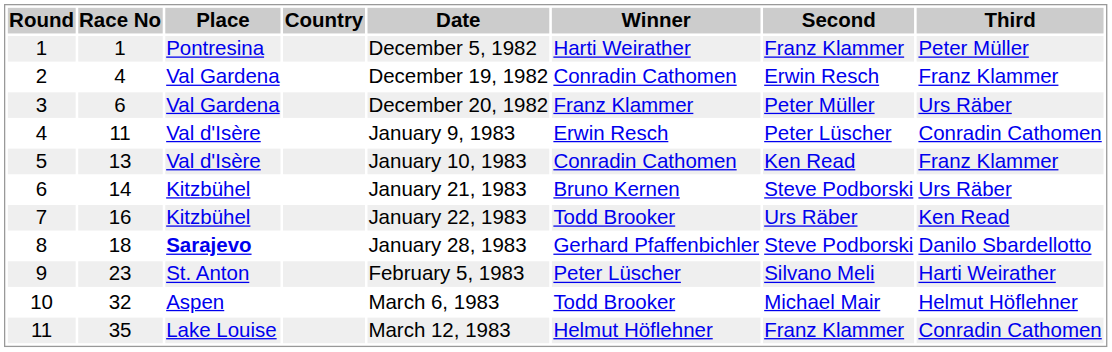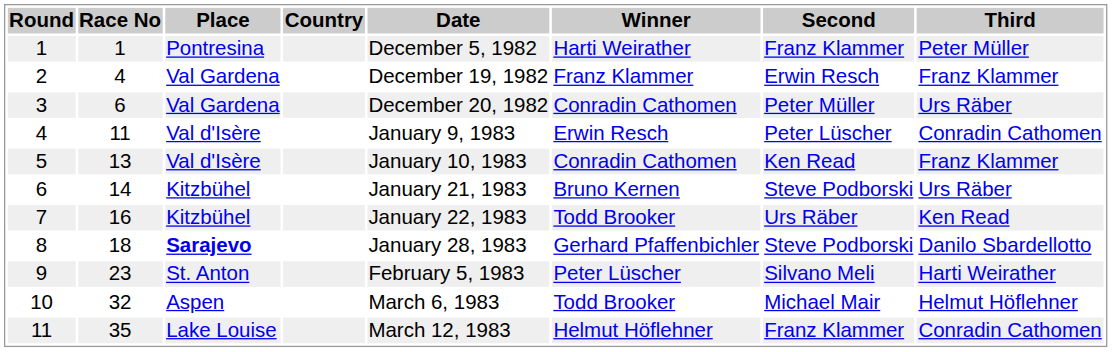(645, 76) Conradin Cathomen -> (623, 76) Franz Klammer
(623, 104) Franz Klammer -> (645, 104) Conradin Cathomen
